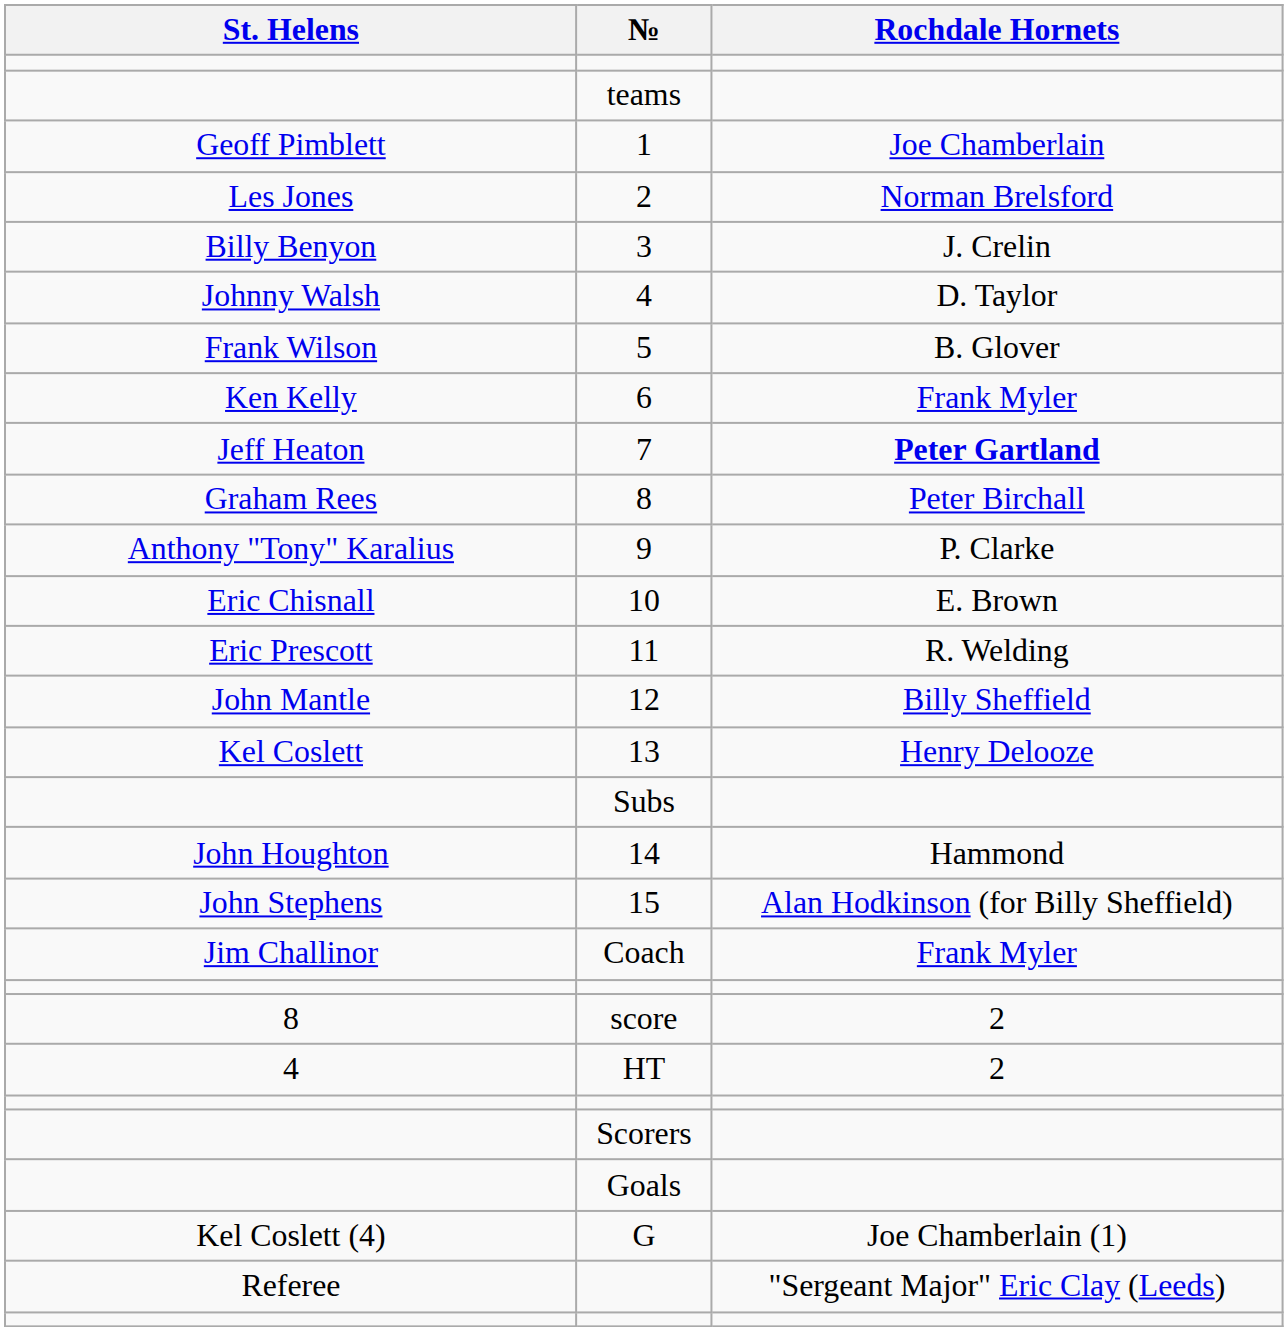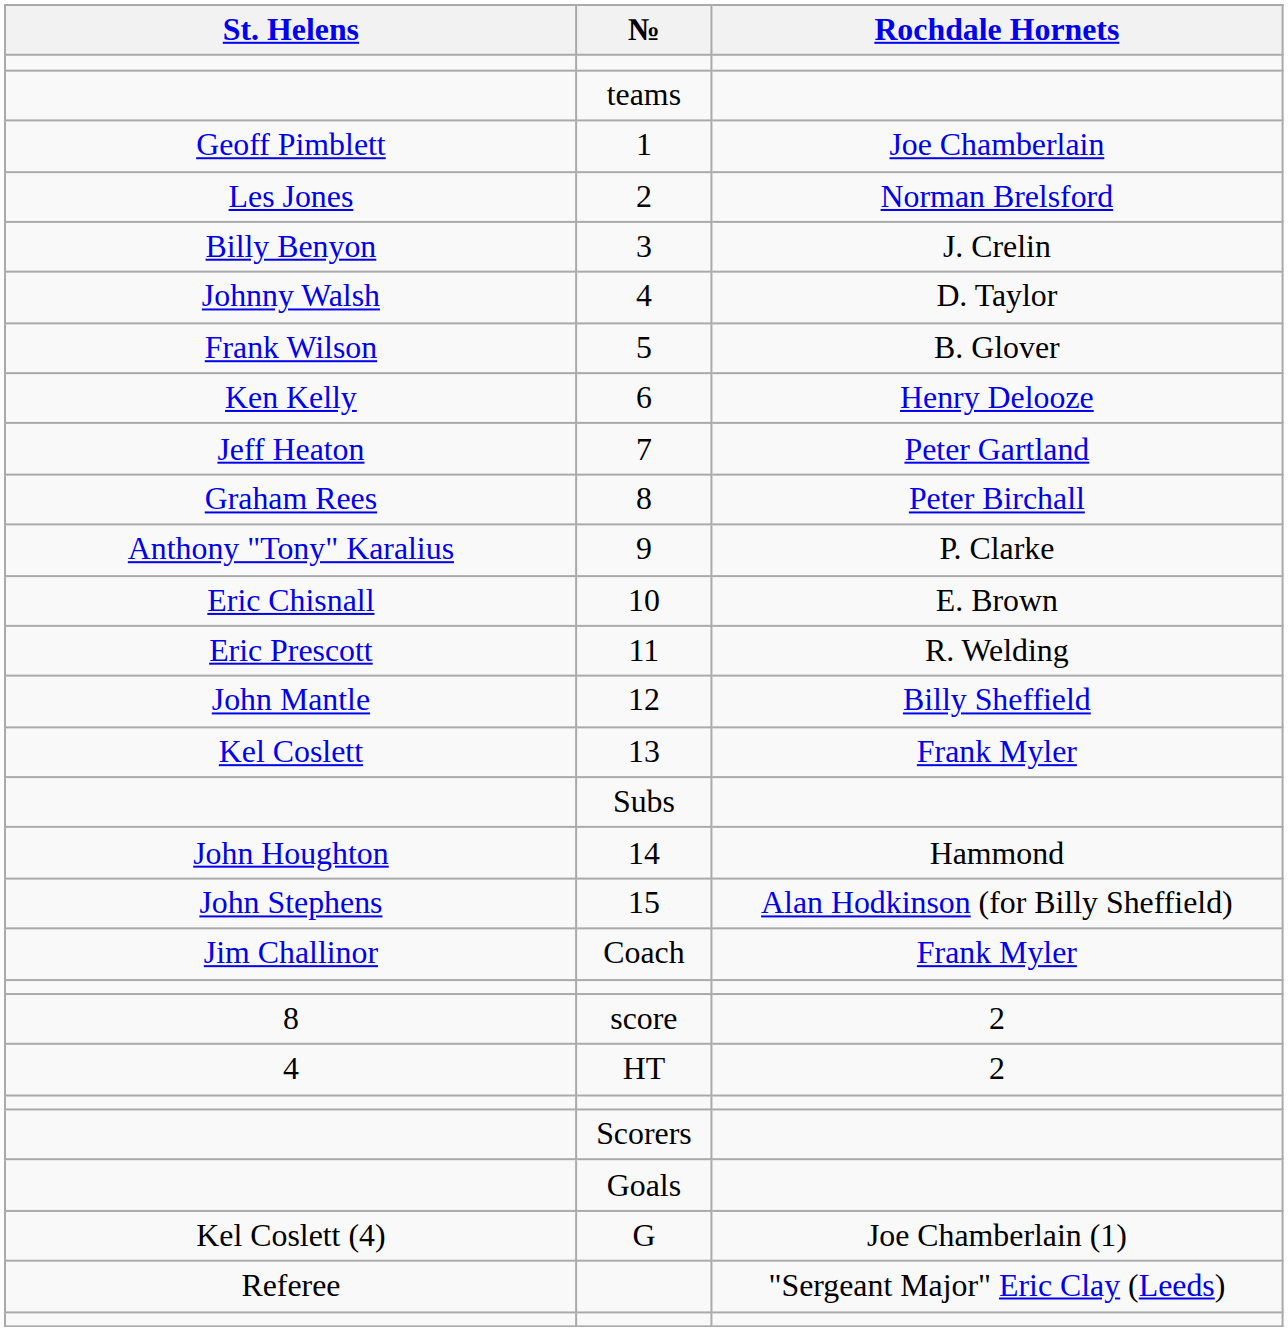(997, 397) Frank Myler -> (997, 397) Henry Delooze
(997, 448) bold -> (997, 448) normal
(997, 751) Henry Delooze -> (997, 751) Frank Myler
